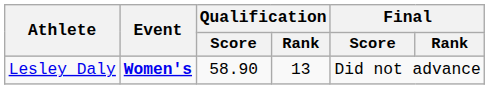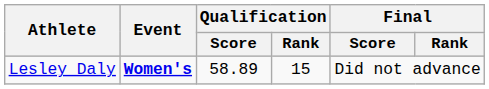(234, 70) 58.90 -> (234, 70) 58.89
(301, 70) 13 -> (301, 70) 15
